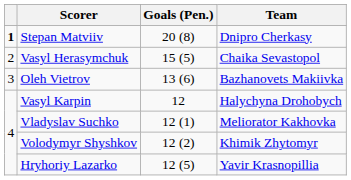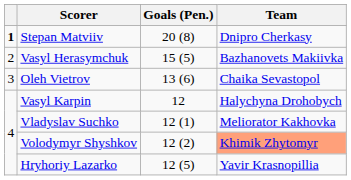(270, 57) Chaika Sevastopol -> (281, 57) Bazhanovets Makiivka
(281, 79) Bazhanovets Makiivka -> (270, 79) Chaika Sevastopol
(269, 143) no background -> (269, 143) lightsalmon background
